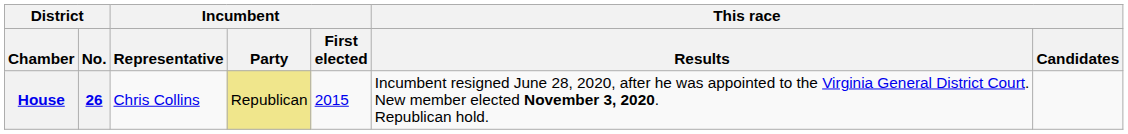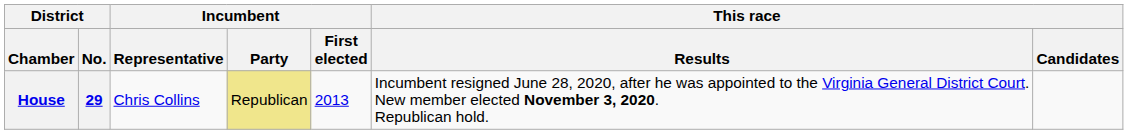(94, 99) 26 -> (94, 99) 29
(332, 99) 2015 -> (332, 99) 2013
